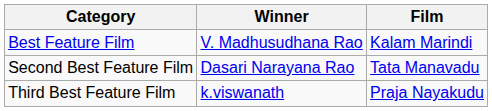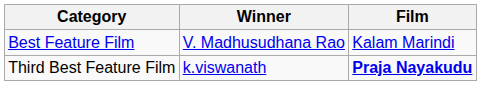- row: (101, 67)
(427, 93) normal -> (412, 67) bold
